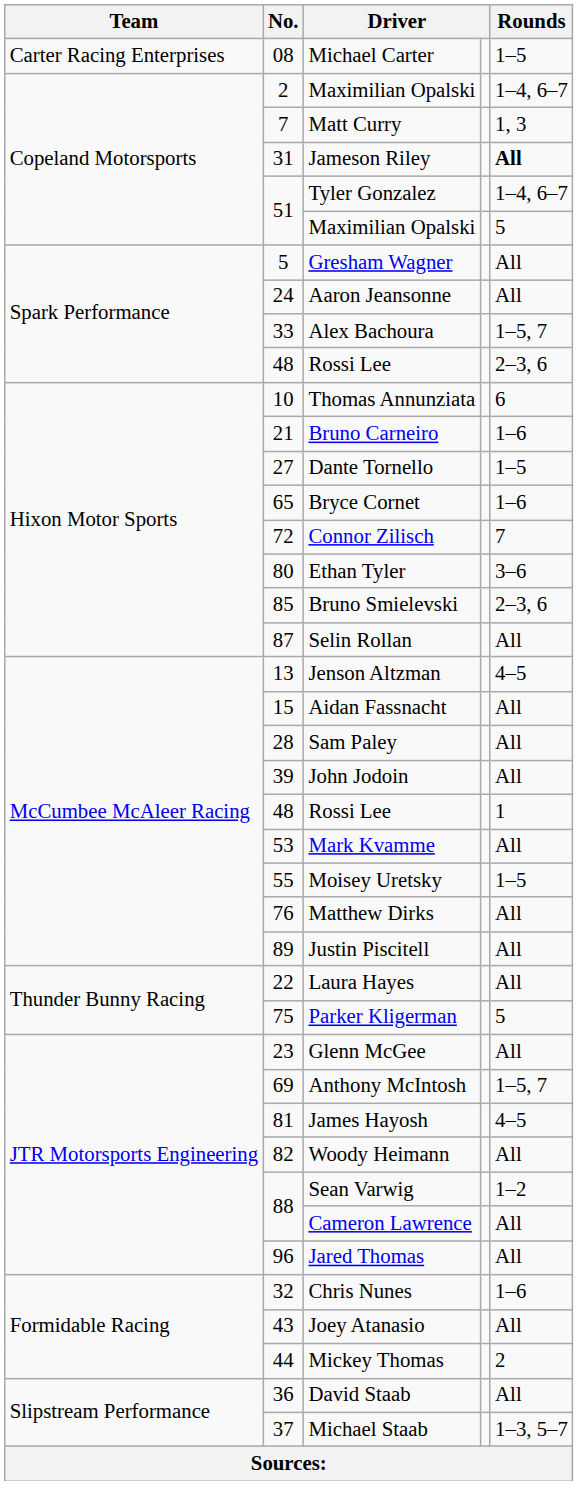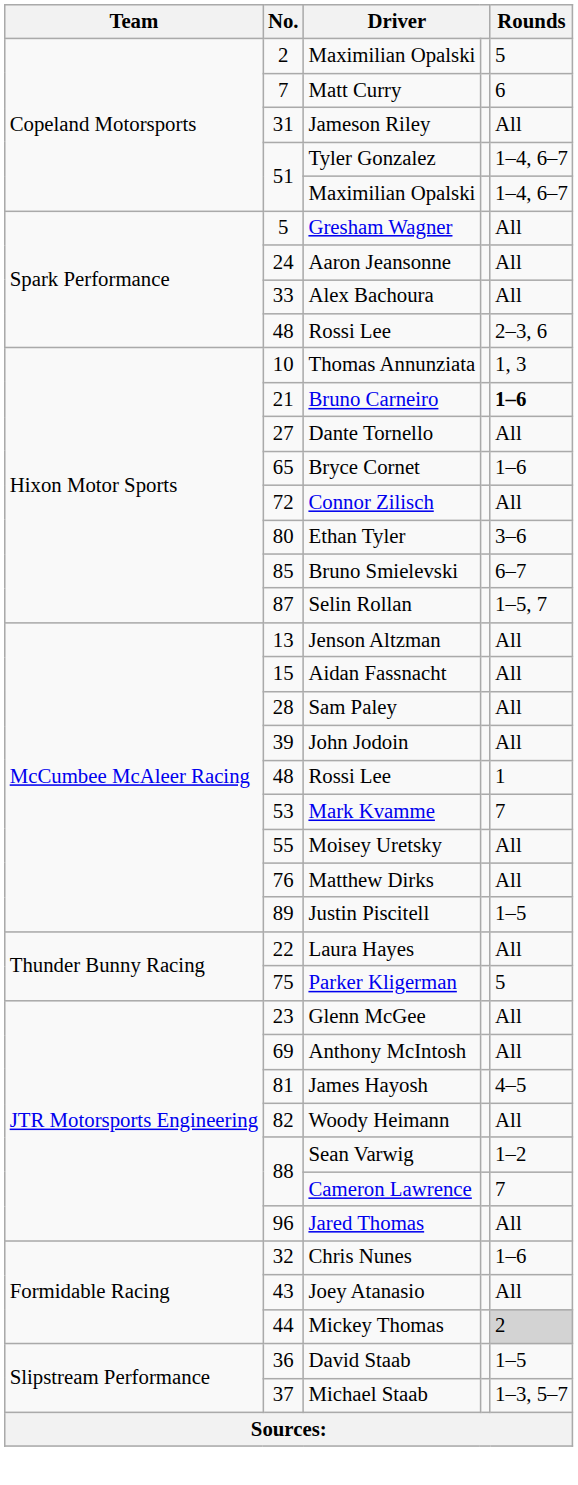- row: (283, 55)
(531, 89) 1–4, 6–7 -> (500, 55) 5
(511, 124) 1, 3 -> (500, 89) 6
(508, 158) bold -> (508, 124) normal
(500, 227) 5 -> (531, 192) 1–4, 6–7
(521, 330) 1–5, 7 -> (508, 295) All
(500, 398) 6 -> (511, 364) 1, 3
(511, 433) normal -> (511, 398) bold
(511, 467) 1–5 -> (508, 433) All
(500, 536) 7 -> (508, 501) All
(521, 604) 2–3, 6 -> (511, 570) 6–7
(508, 639) All -> (521, 604) 1–5, 7
(511, 673) 4–5 -> (508, 639) All
(508, 845) All -> (500, 810) 7
(511, 879) 1–5 -> (508, 845) All
(508, 948) All -> (511, 913) 1–5
(521, 1085) 1–5, 7 -> (508, 1051) All
(508, 1222) All -> (500, 1188) 7
(500, 1360) no background -> (500, 1325) lightgrey background
(508, 1394) All -> (511, 1360) 1–5
